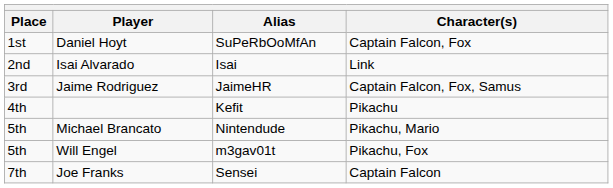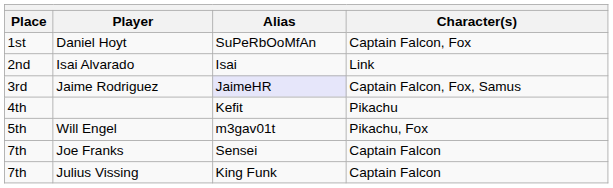(244, 86) no background -> (244, 86) lavender background
- row: (109, 129)
+ row: (97, 172)
